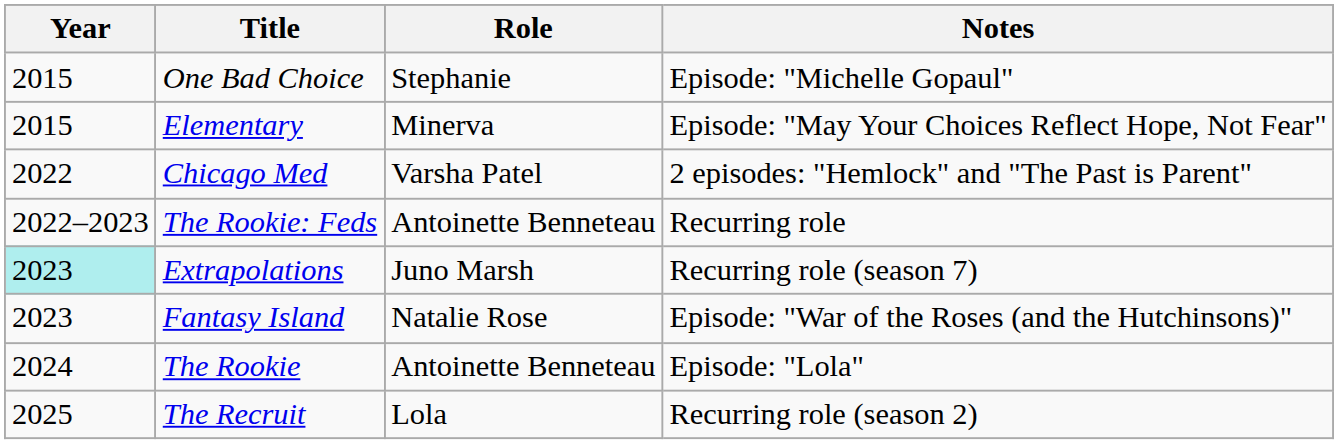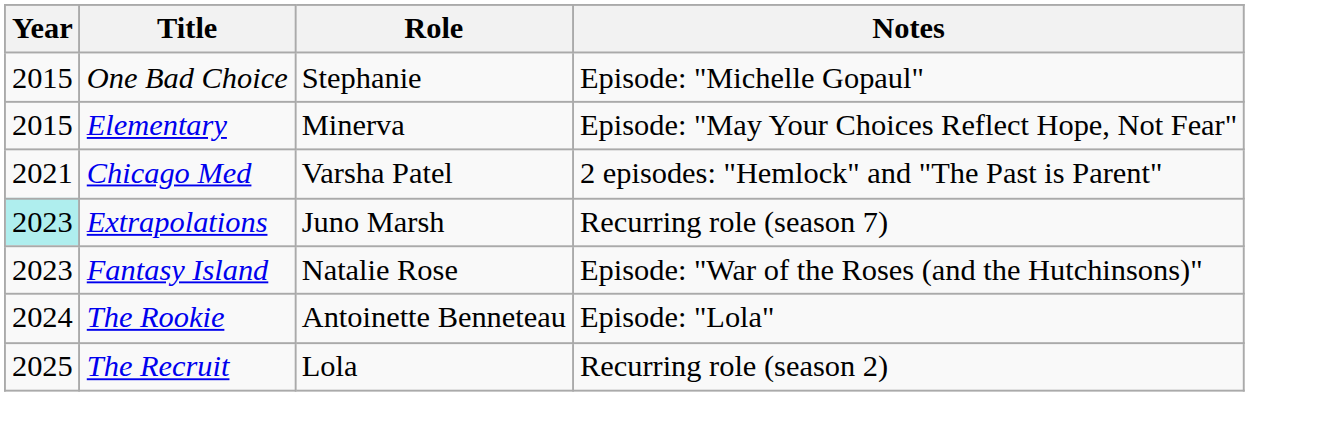(42, 173) 2022 -> (42, 173) 2021
- row: (270, 221)
